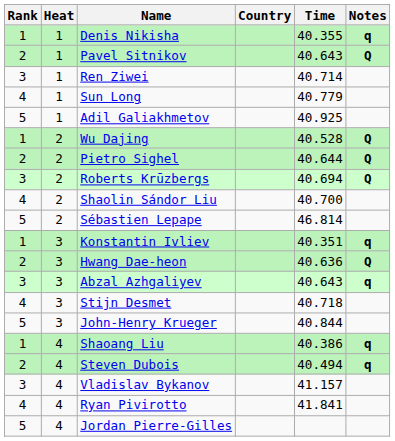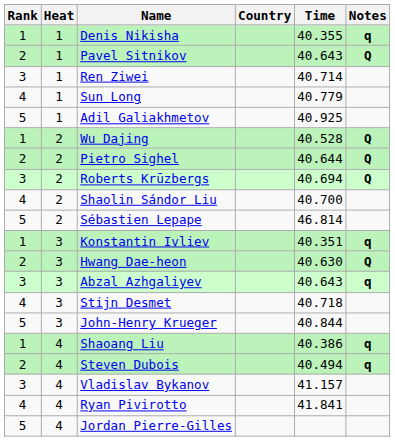(320, 261) 40.636 -> (320, 261) 40.630
